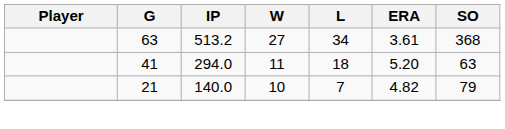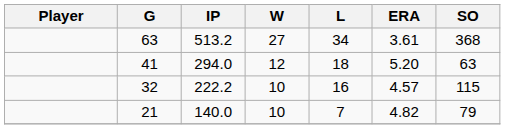(277, 64) 11 -> (277, 64) 12
+ row: (150, 87)
